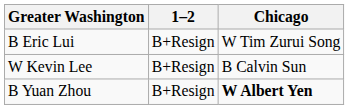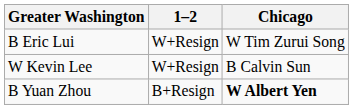(183, 41) B+Resign -> (185, 41) W+Resign
(183, 66) B+Resign -> (185, 66) W+Resign
